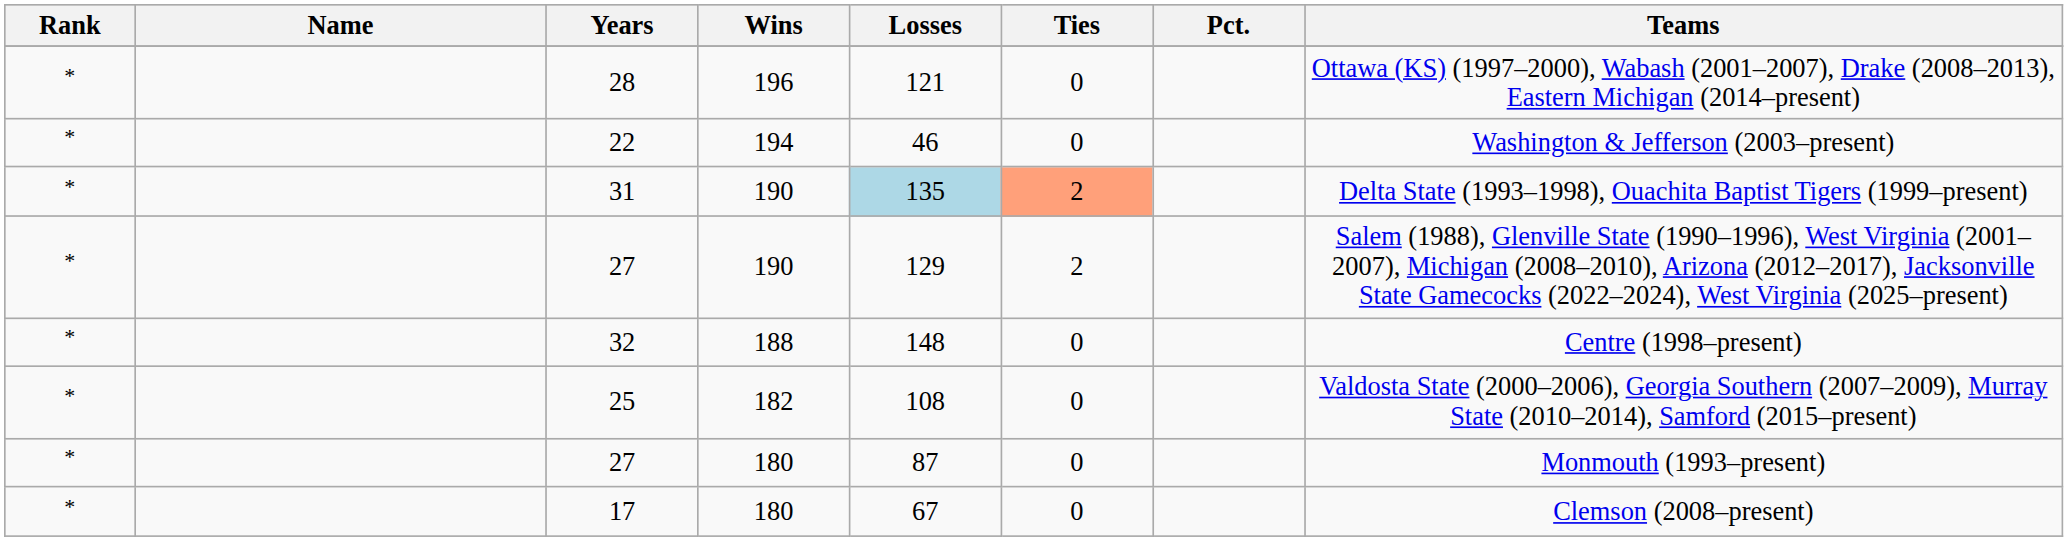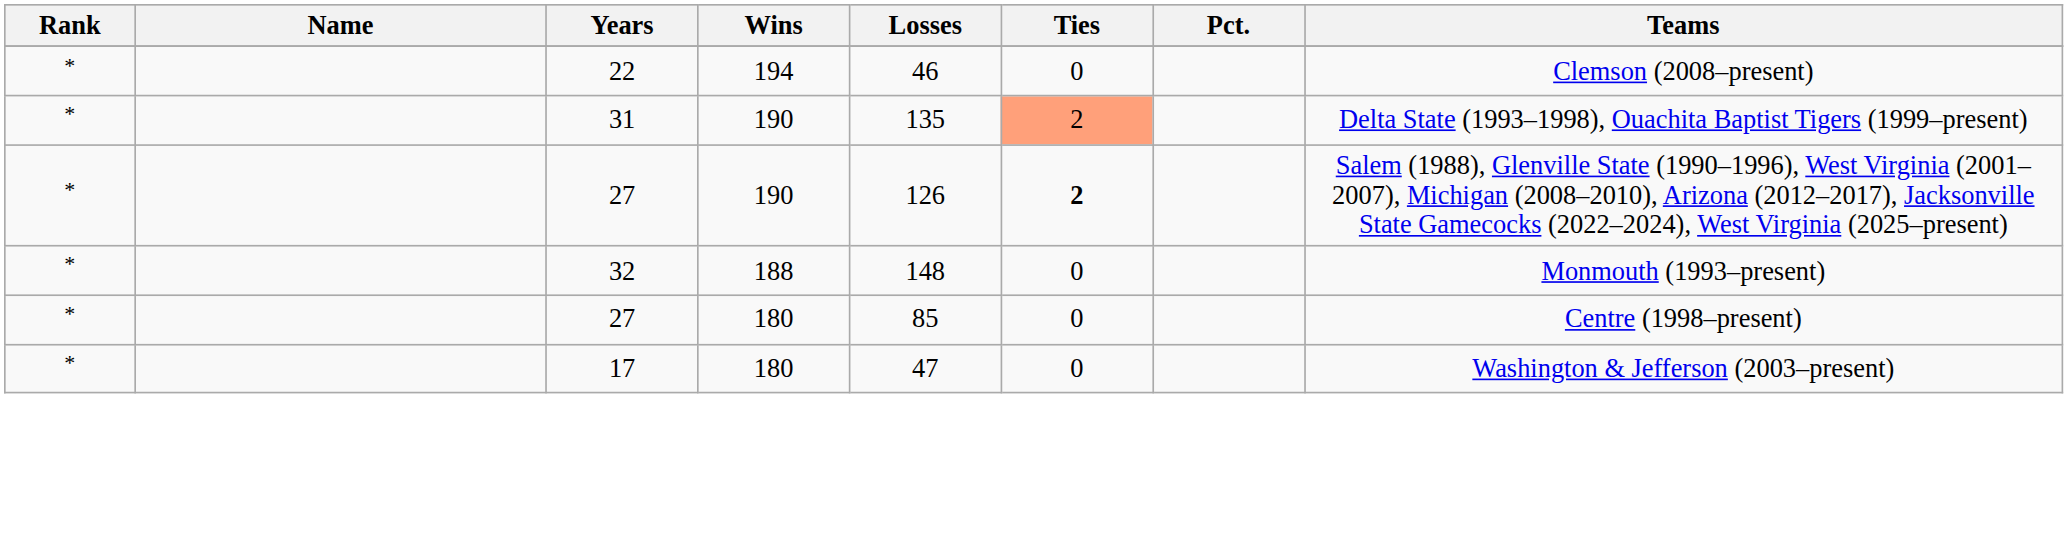- row: (622, 82)
(1683, 142) Washington & Jefferson (2003–present) -> (1683, 70) Clemson (2008–present)
(925, 191) lightblue background -> (925, 119) no background
(925, 266) 129 -> (925, 195) 126
(1077, 266) normal -> (1077, 195) bold
(1683, 341) Centre (1998–present) -> (1683, 270) Monmouth (1993–present)
- row: (622, 402)
(925, 462) 87 -> (925, 319) 85
(1683, 462) Monmouth (1993–present) -> (1683, 319) Centre (1998–present)
(925, 511) 67 -> (925, 368) 47
(1683, 511) Clemson (2008–present) -> (1683, 368) Washington & Jefferson (2003–present)
